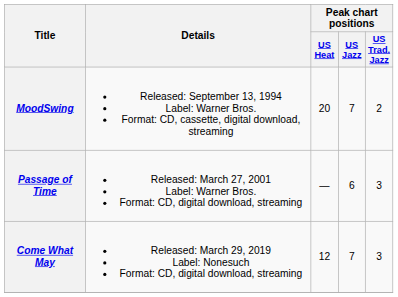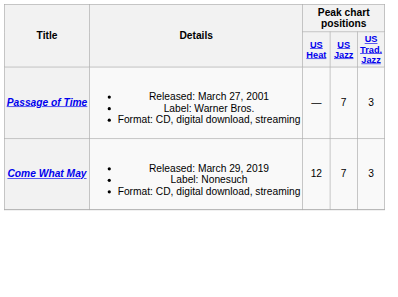- row: (45, 108)
(352, 185) 6 -> (344, 102) 7
